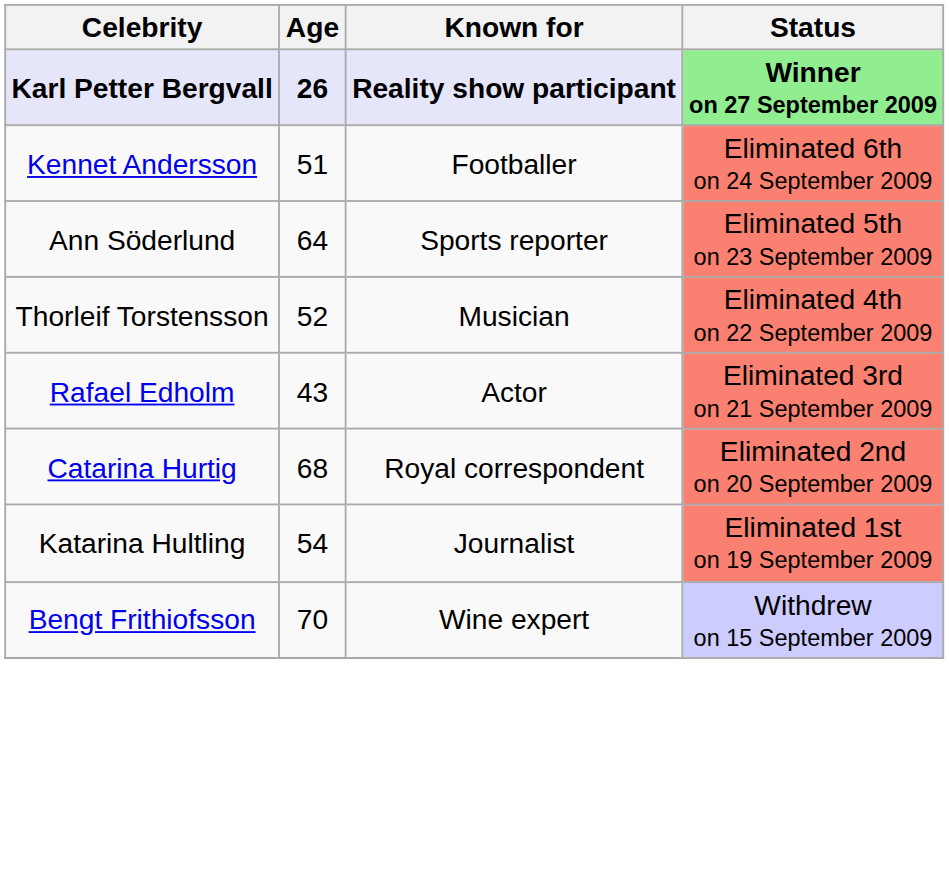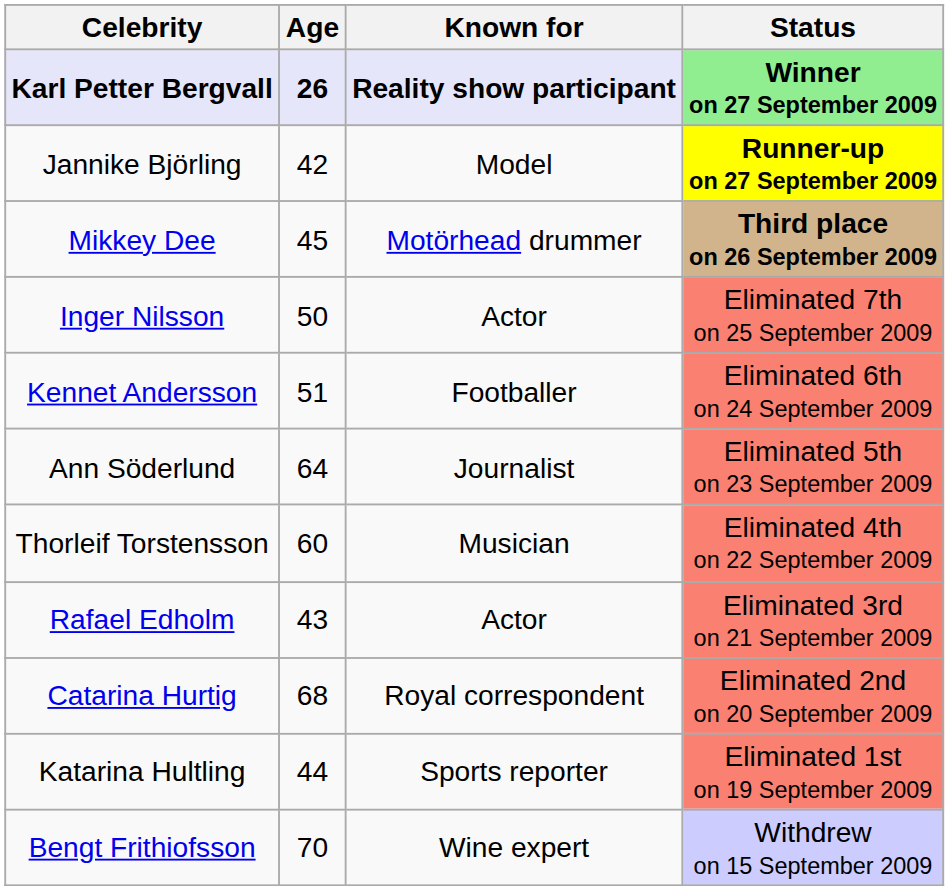+ row: (142, 163)
+ row: (142, 239)
+ row: (142, 315)
(514, 239) Sports reporter -> (514, 467) Journalist
(312, 315) 52 -> (312, 543) 60
(312, 543) 54 -> (312, 771) 44
(514, 543) Journalist -> (514, 771) Sports reporter
